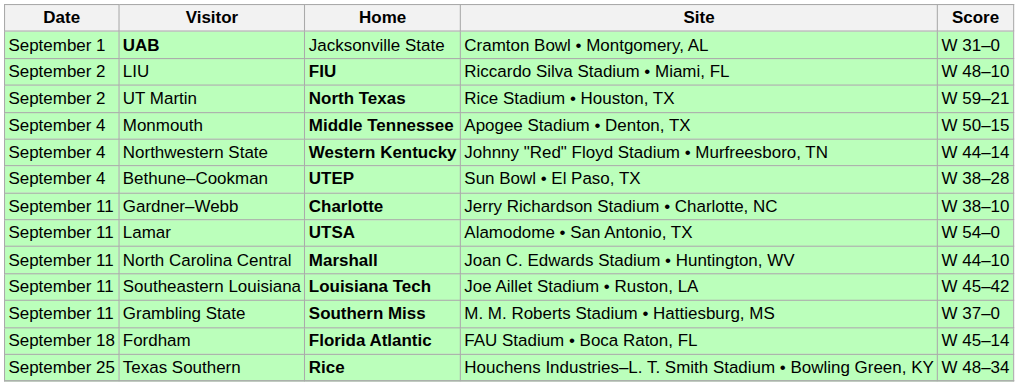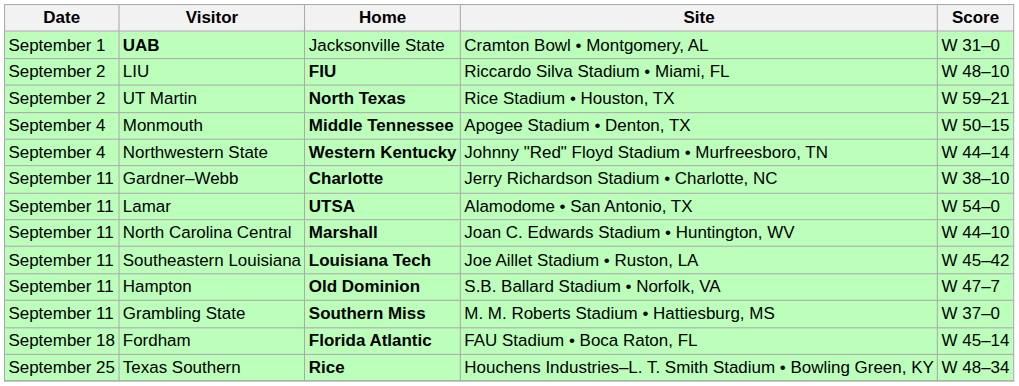- row: (195, 179)
+ row: (157, 286)
